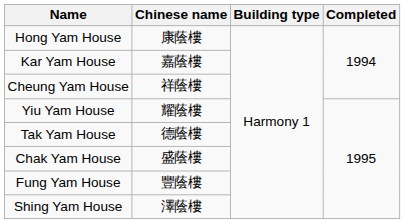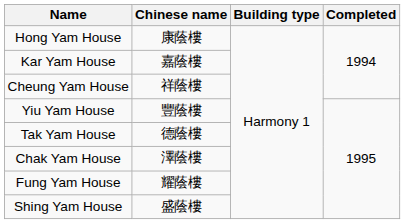(181, 110) 耀蔭樓 -> (181, 110) 豐蔭樓
(181, 158) 盛蔭樓 -> (181, 158) 澤蔭樓
(181, 182) 豐蔭樓 -> (181, 182) 耀蔭樓
(181, 206) 澤蔭樓 -> (181, 206) 盛蔭樓
